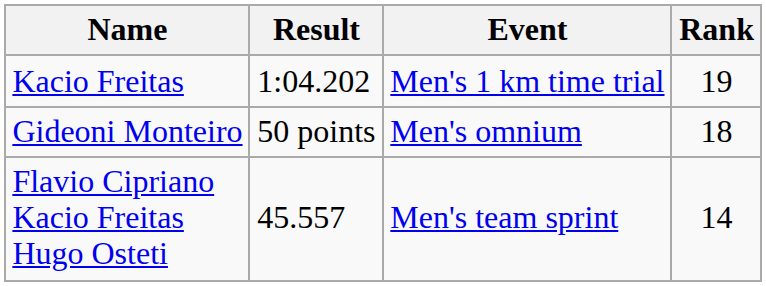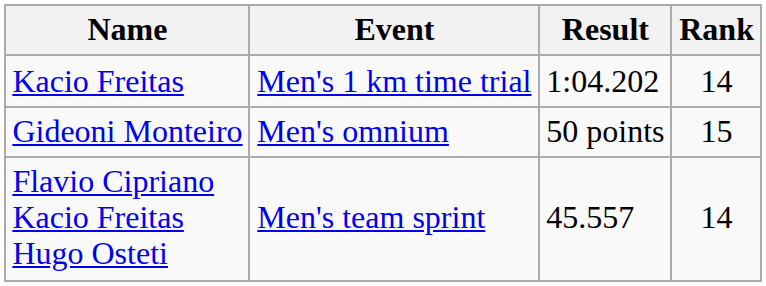columns swapped: (527, 29) <-> (316, 29)
(717, 80) 19 -> (717, 80) 14
(717, 131) 18 -> (717, 131) 15
